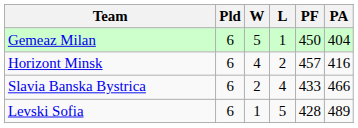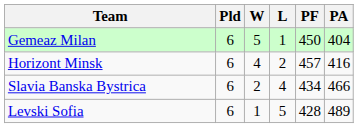(310, 87) 433 -> (310, 87) 434
